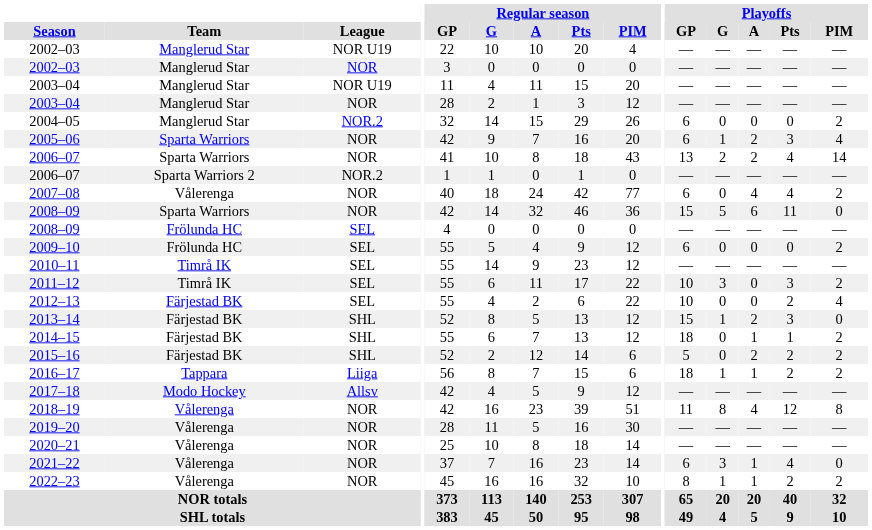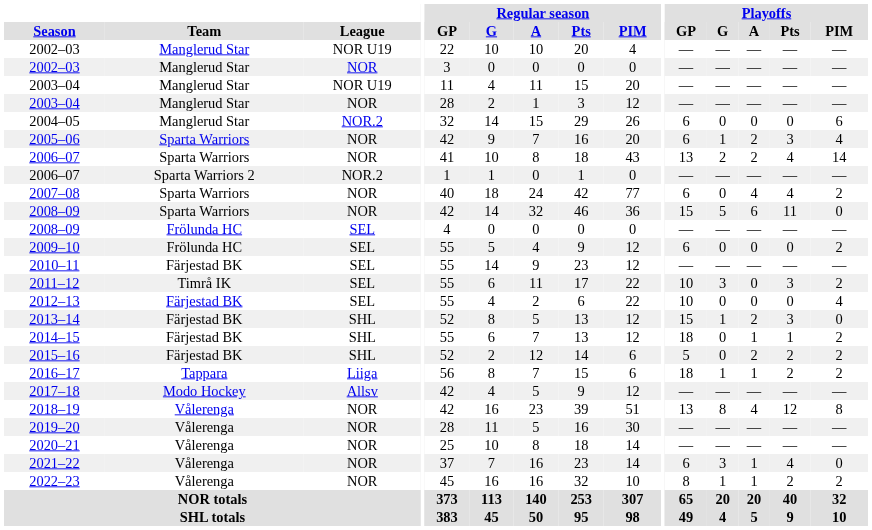(839, 121) 2 -> (839, 121) 6
(204, 193) Vålerenga -> (204, 193) Sparta Warriors
(204, 265) Timrå IK -> (204, 265) Färjestad BK
(790, 301) 2 -> (790, 301) 0
(686, 409) 11 -> (686, 409) 13
